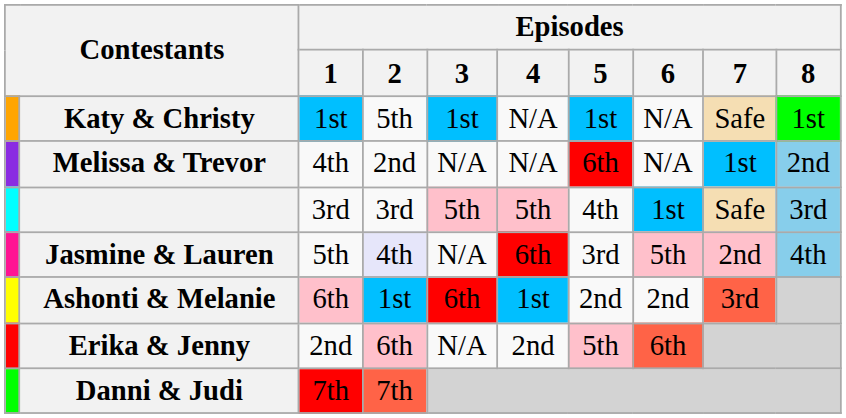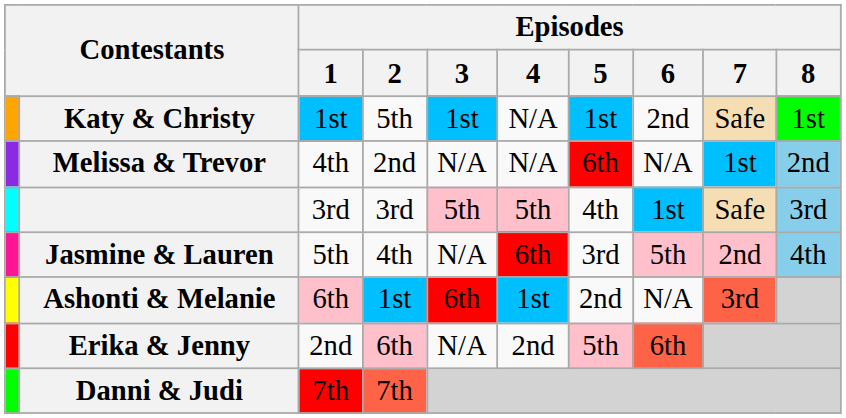(668, 118) N/A -> (668, 118) 2nd
(395, 254) lavender background -> (395, 254) no background
(668, 299) 2nd -> (668, 299) N/A
